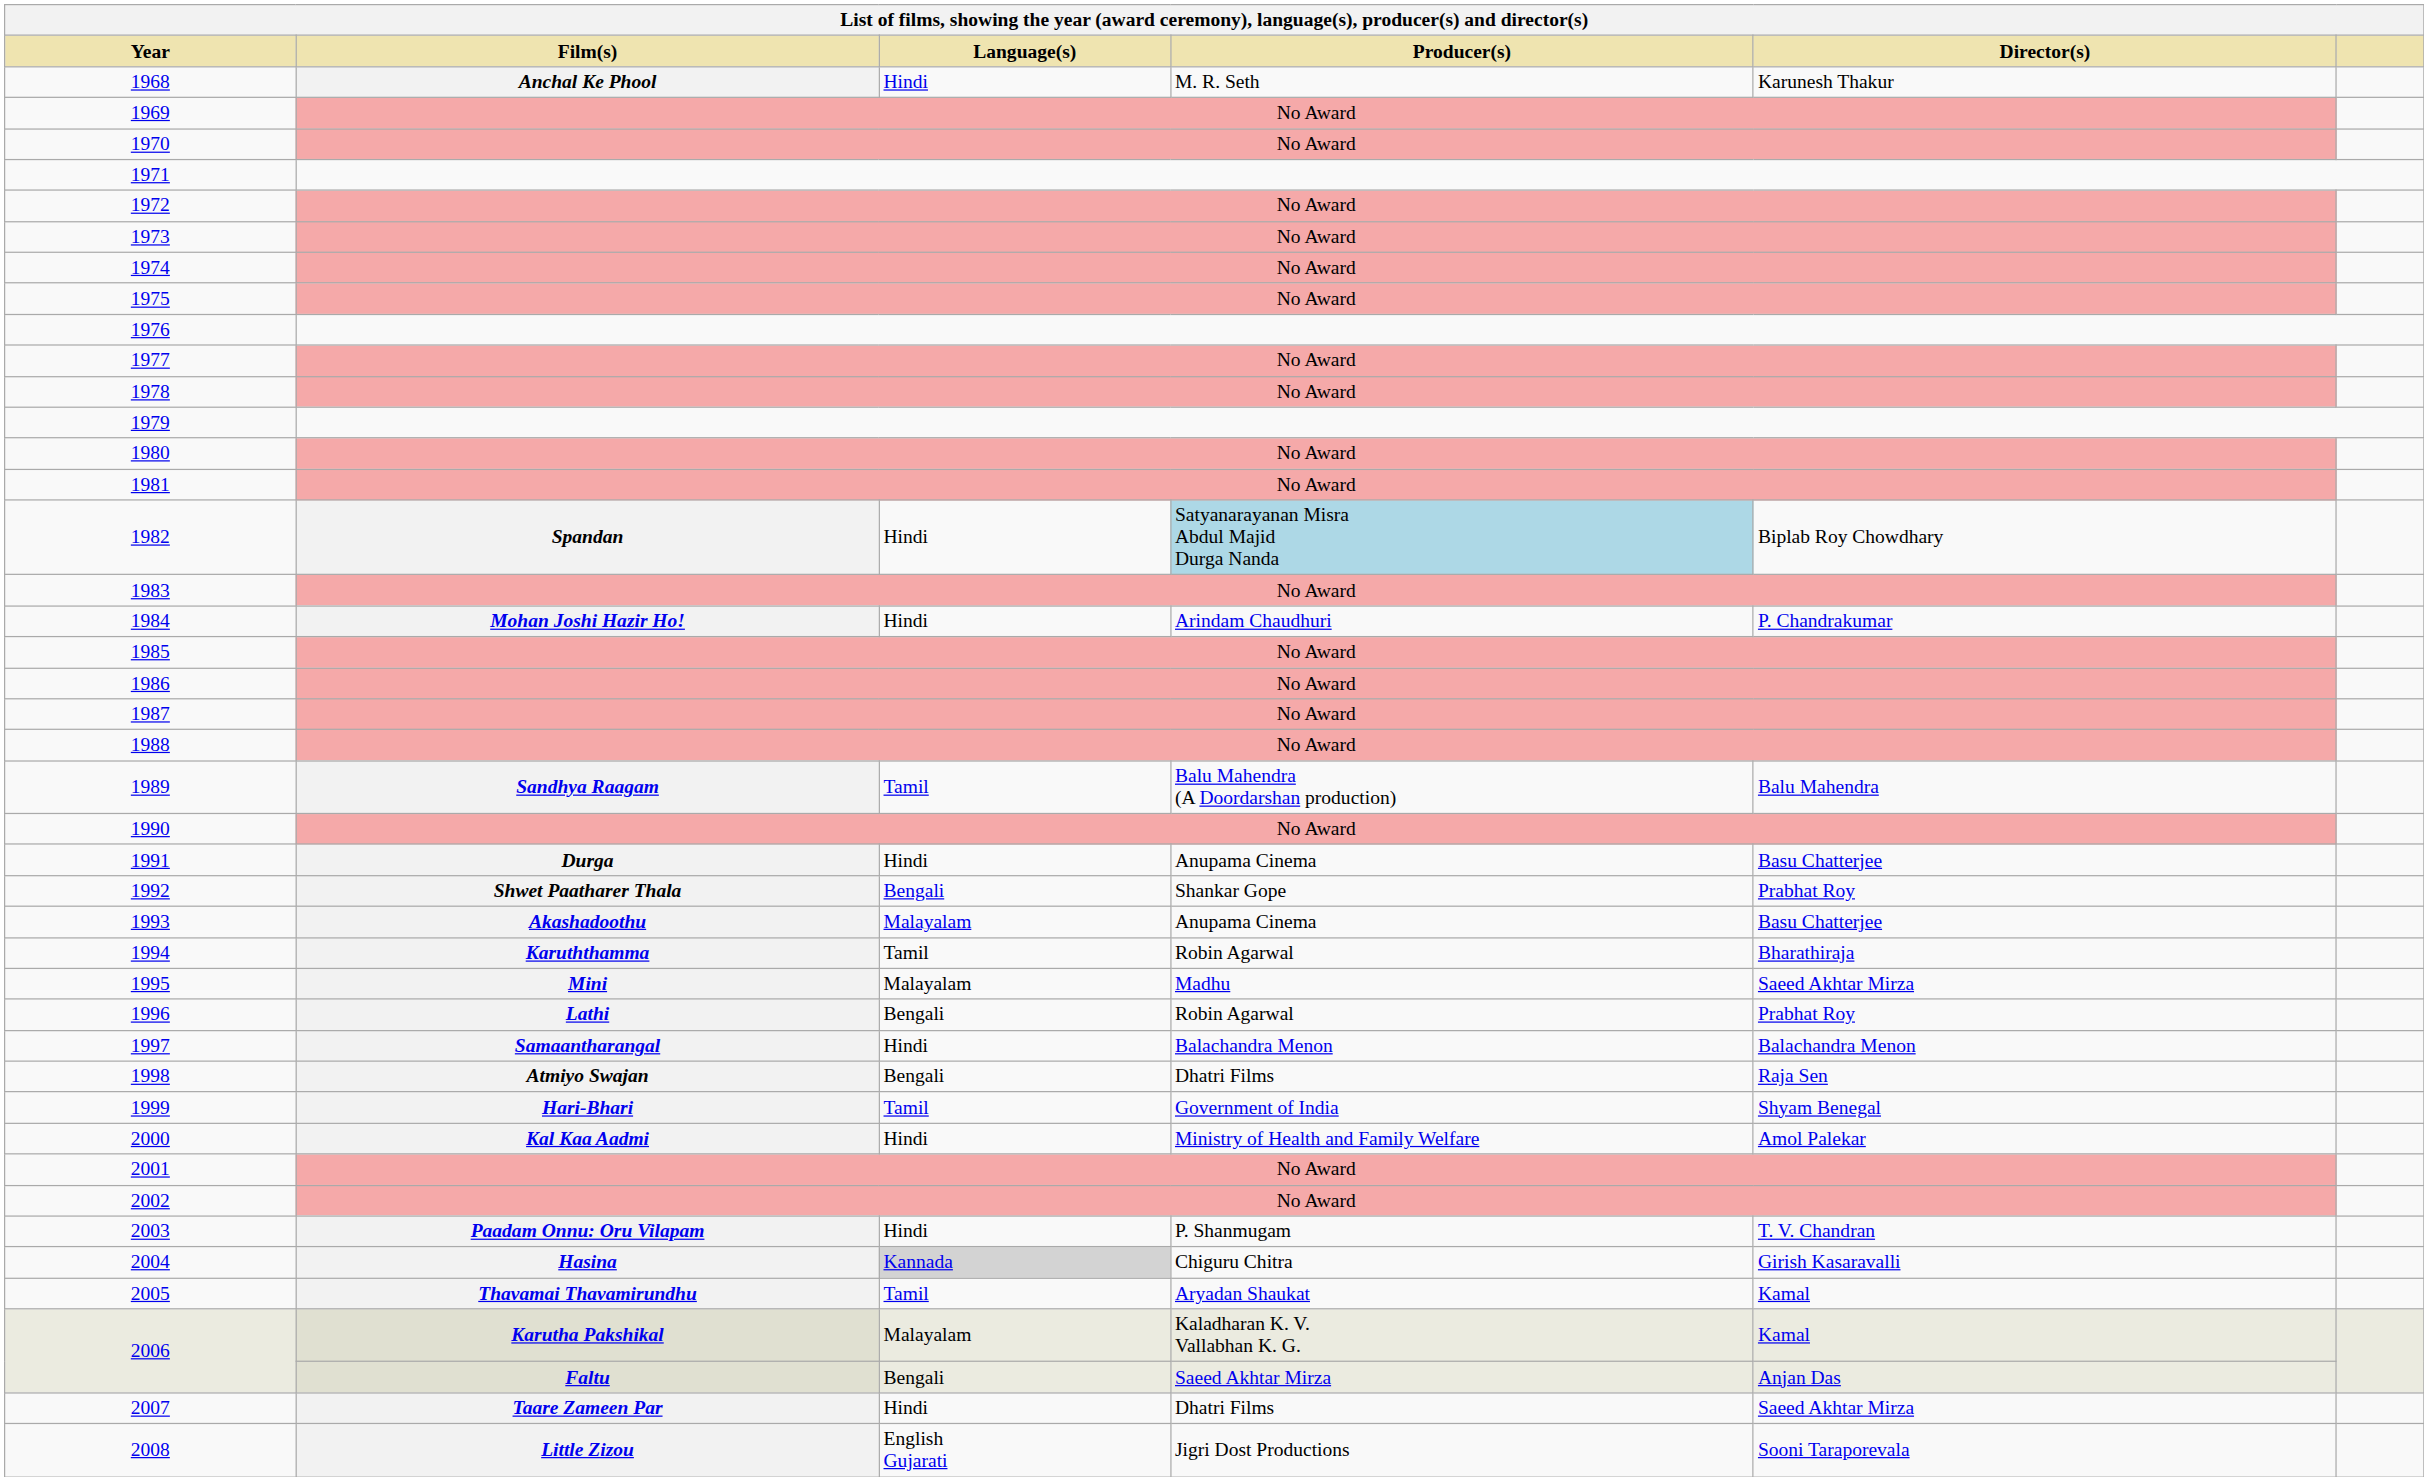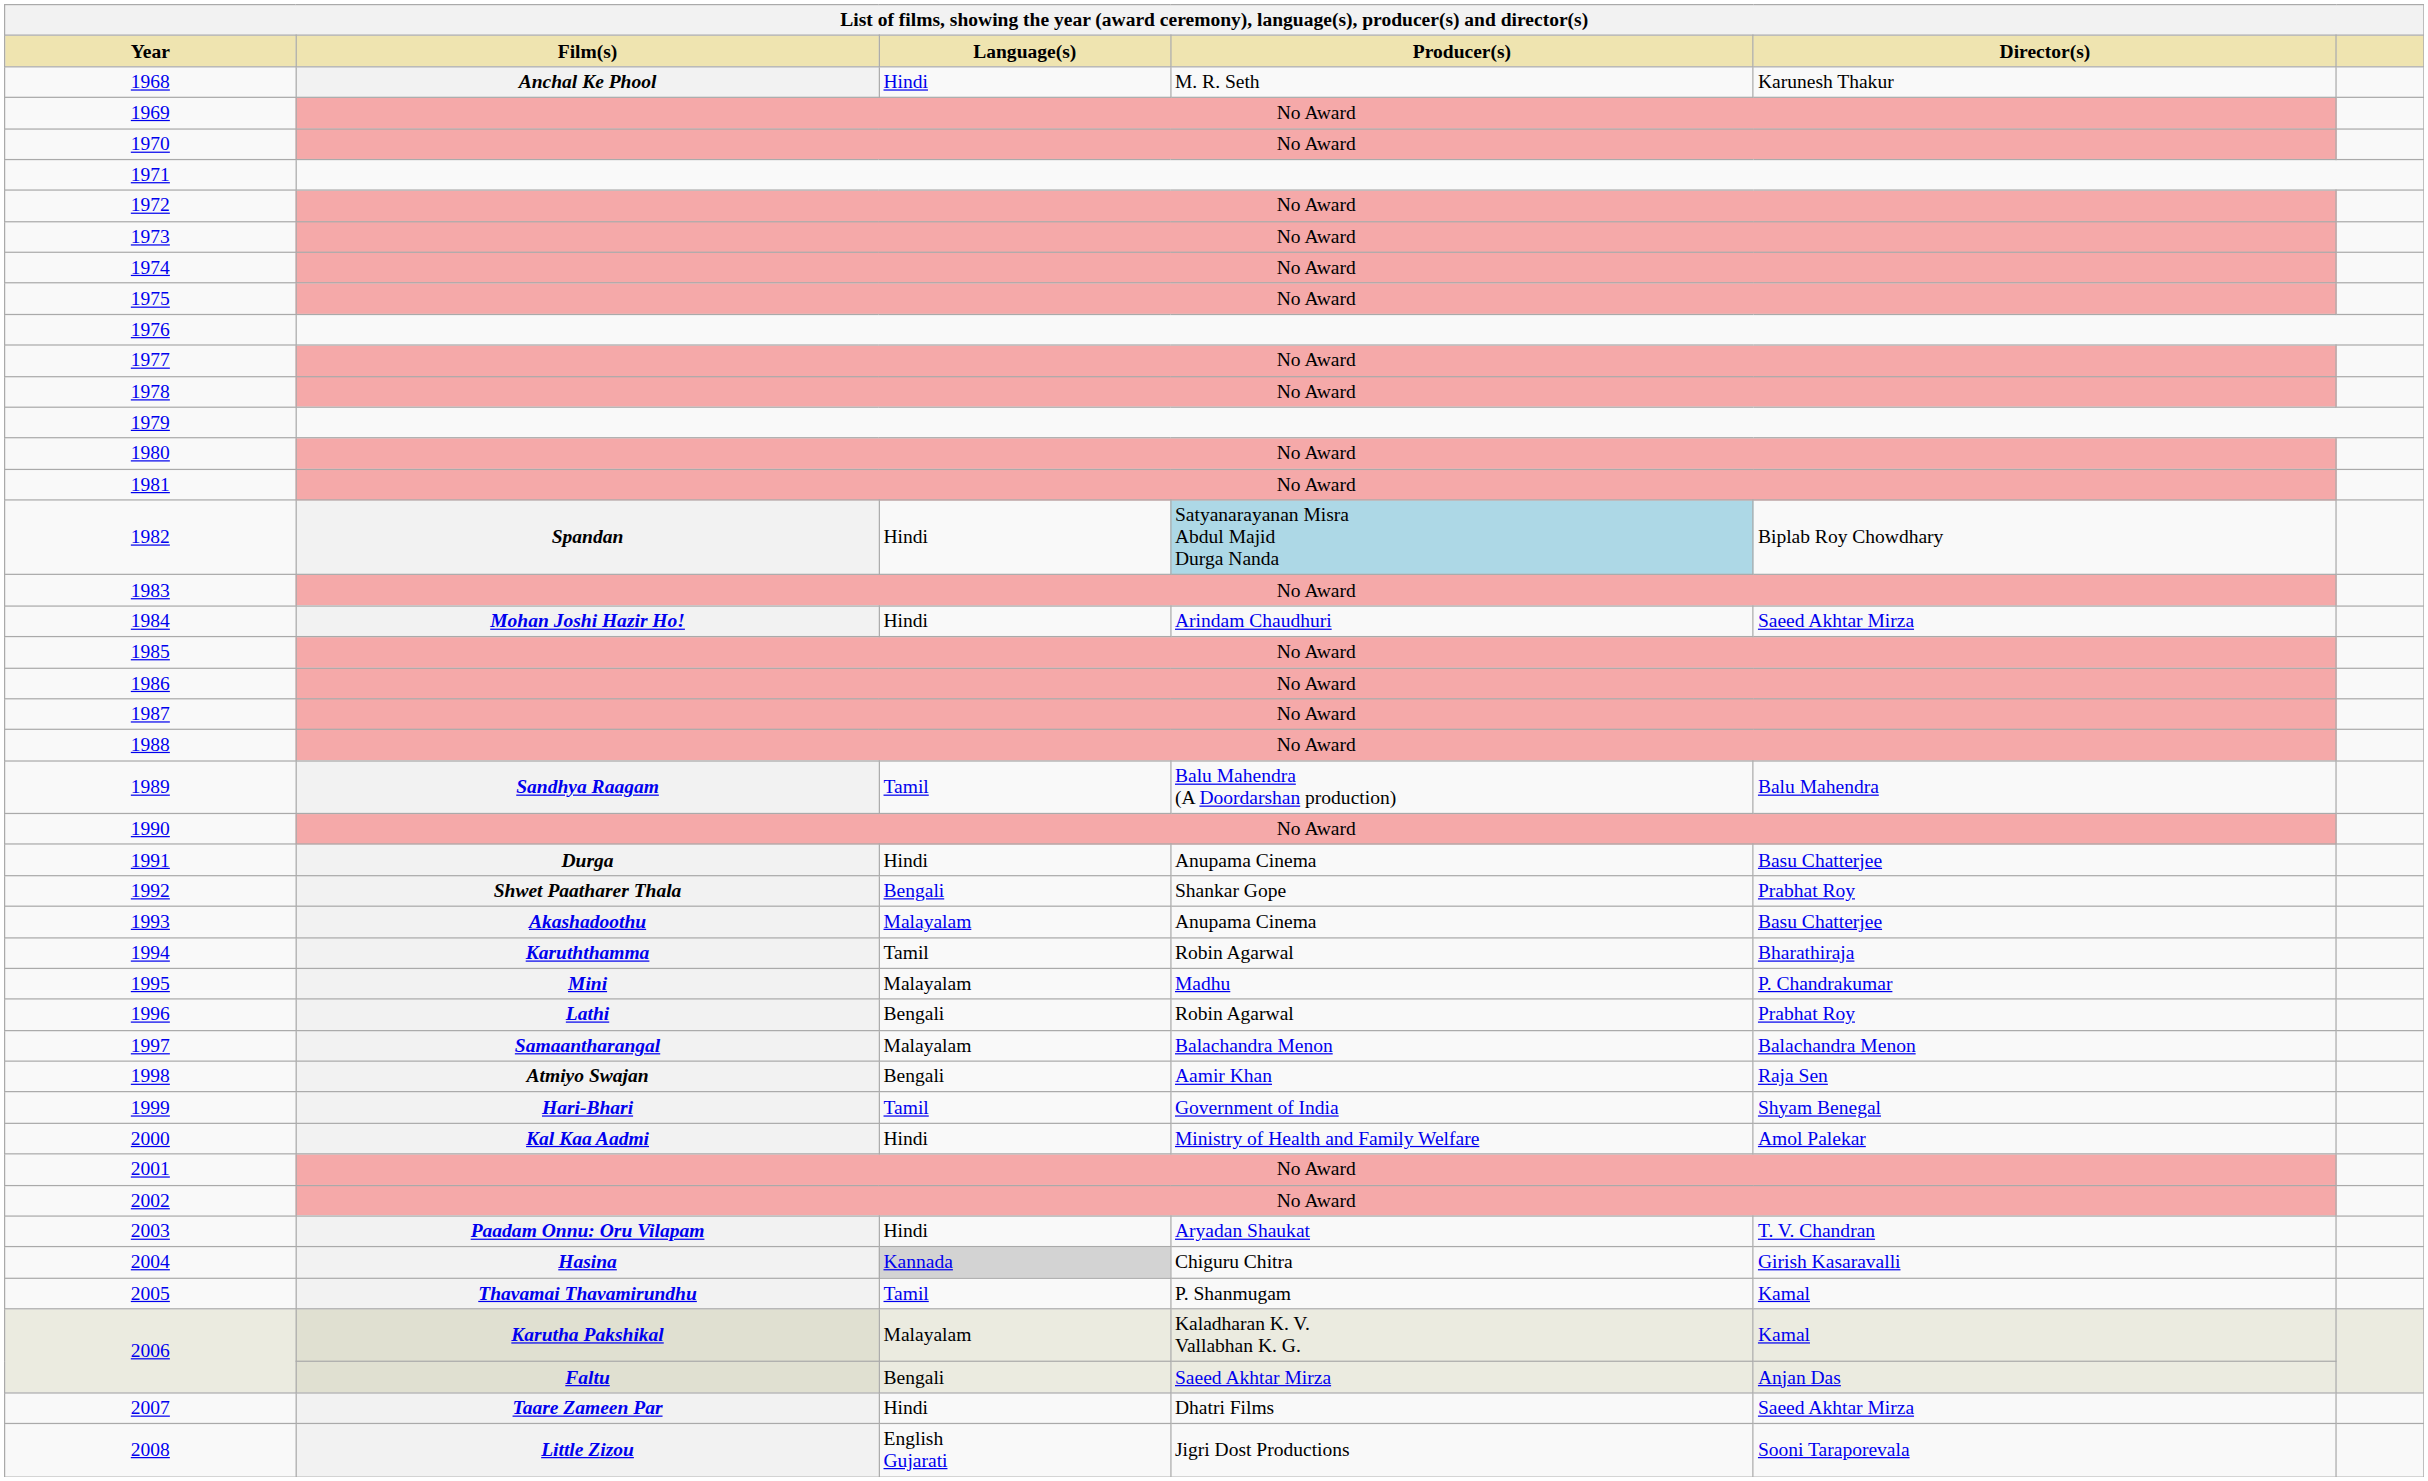(1825, 621) P. Chandrakumar -> (1836, 621) Saeed Akhtar Mirza
(1836, 983) Saeed Akhtar Mirza -> (1825, 983) P. Chandrakumar
(906, 1045) Hindi -> (927, 1045) Malayalam
(1225, 1076) Dhatri Films -> (1224, 1076) Aamir Khan
(1233, 1231) P. Shanmugam -> (1242, 1231) Aryadan Shaukat
(1242, 1293) Aryadan Shaukat -> (1233, 1293) P. Shanmugam
